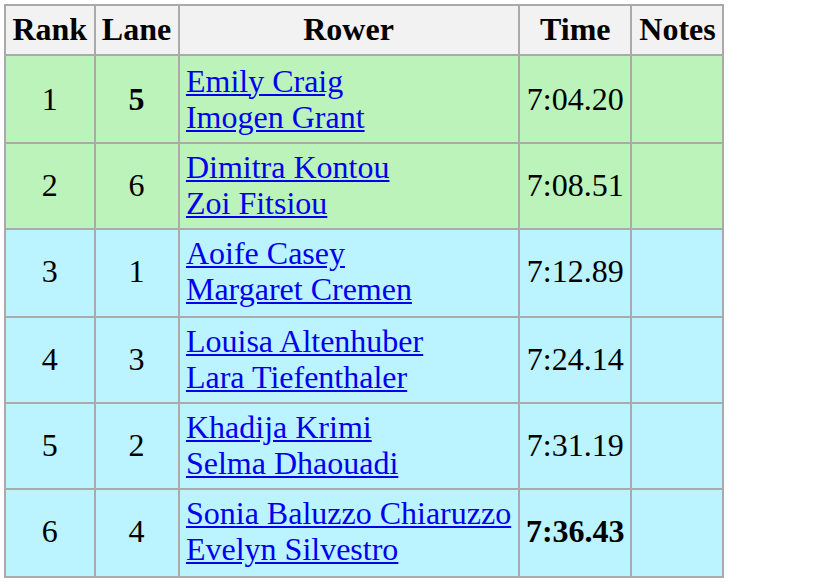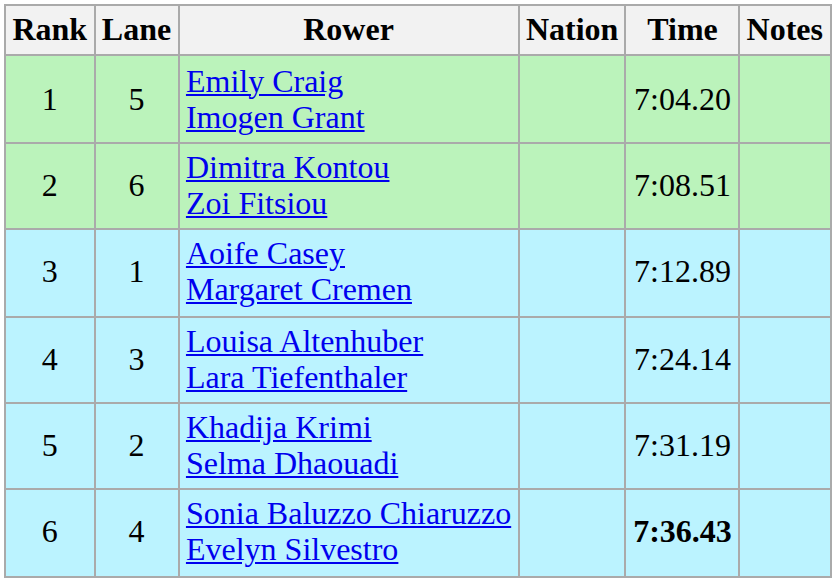+ column: (572, 29)
(136, 98) bold -> (136, 98) normal
